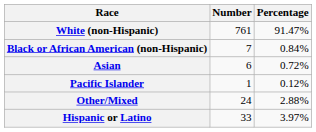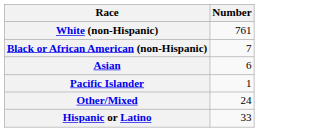- column: (283, 13)
